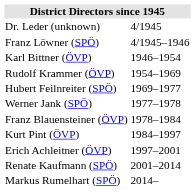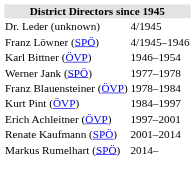- row: (60, 73)
- row: (61, 88)
